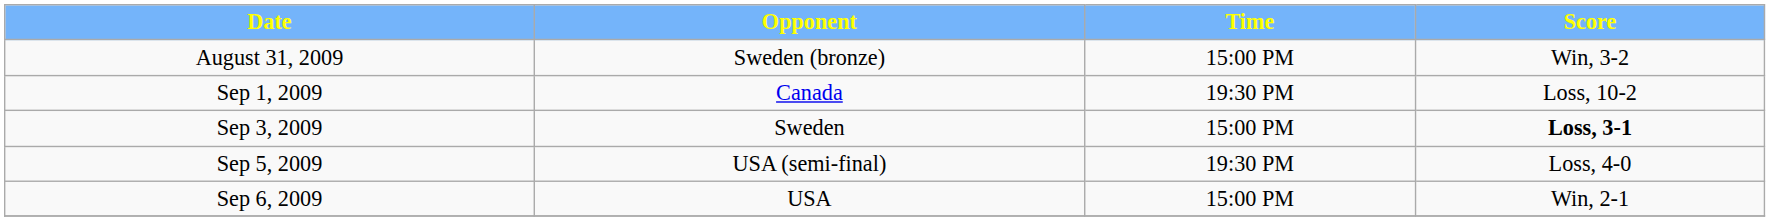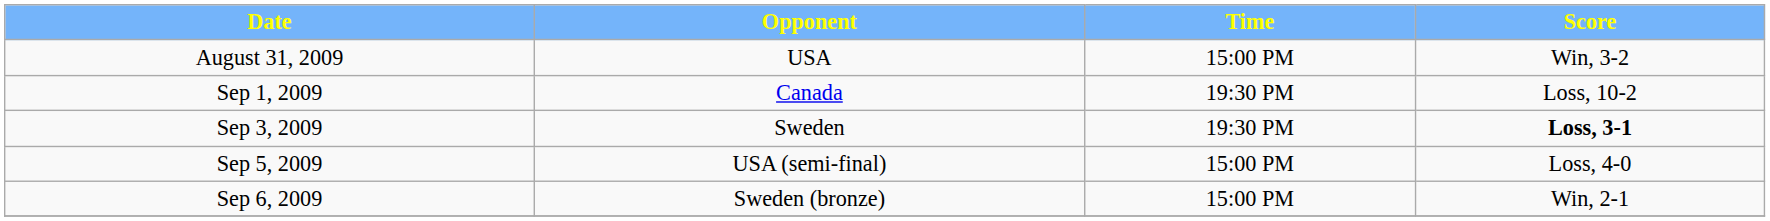(809, 57) Sweden (bronze) -> (809, 57) USA
(1250, 127) 15:00 PM -> (1250, 127) 19:30 PM
(1250, 163) 19:30 PM -> (1250, 163) 15:00 PM
(809, 198) USA -> (809, 198) Sweden (bronze)
